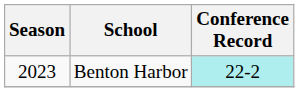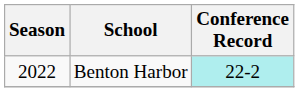(37, 71) 2023 -> (37, 71) 2022
